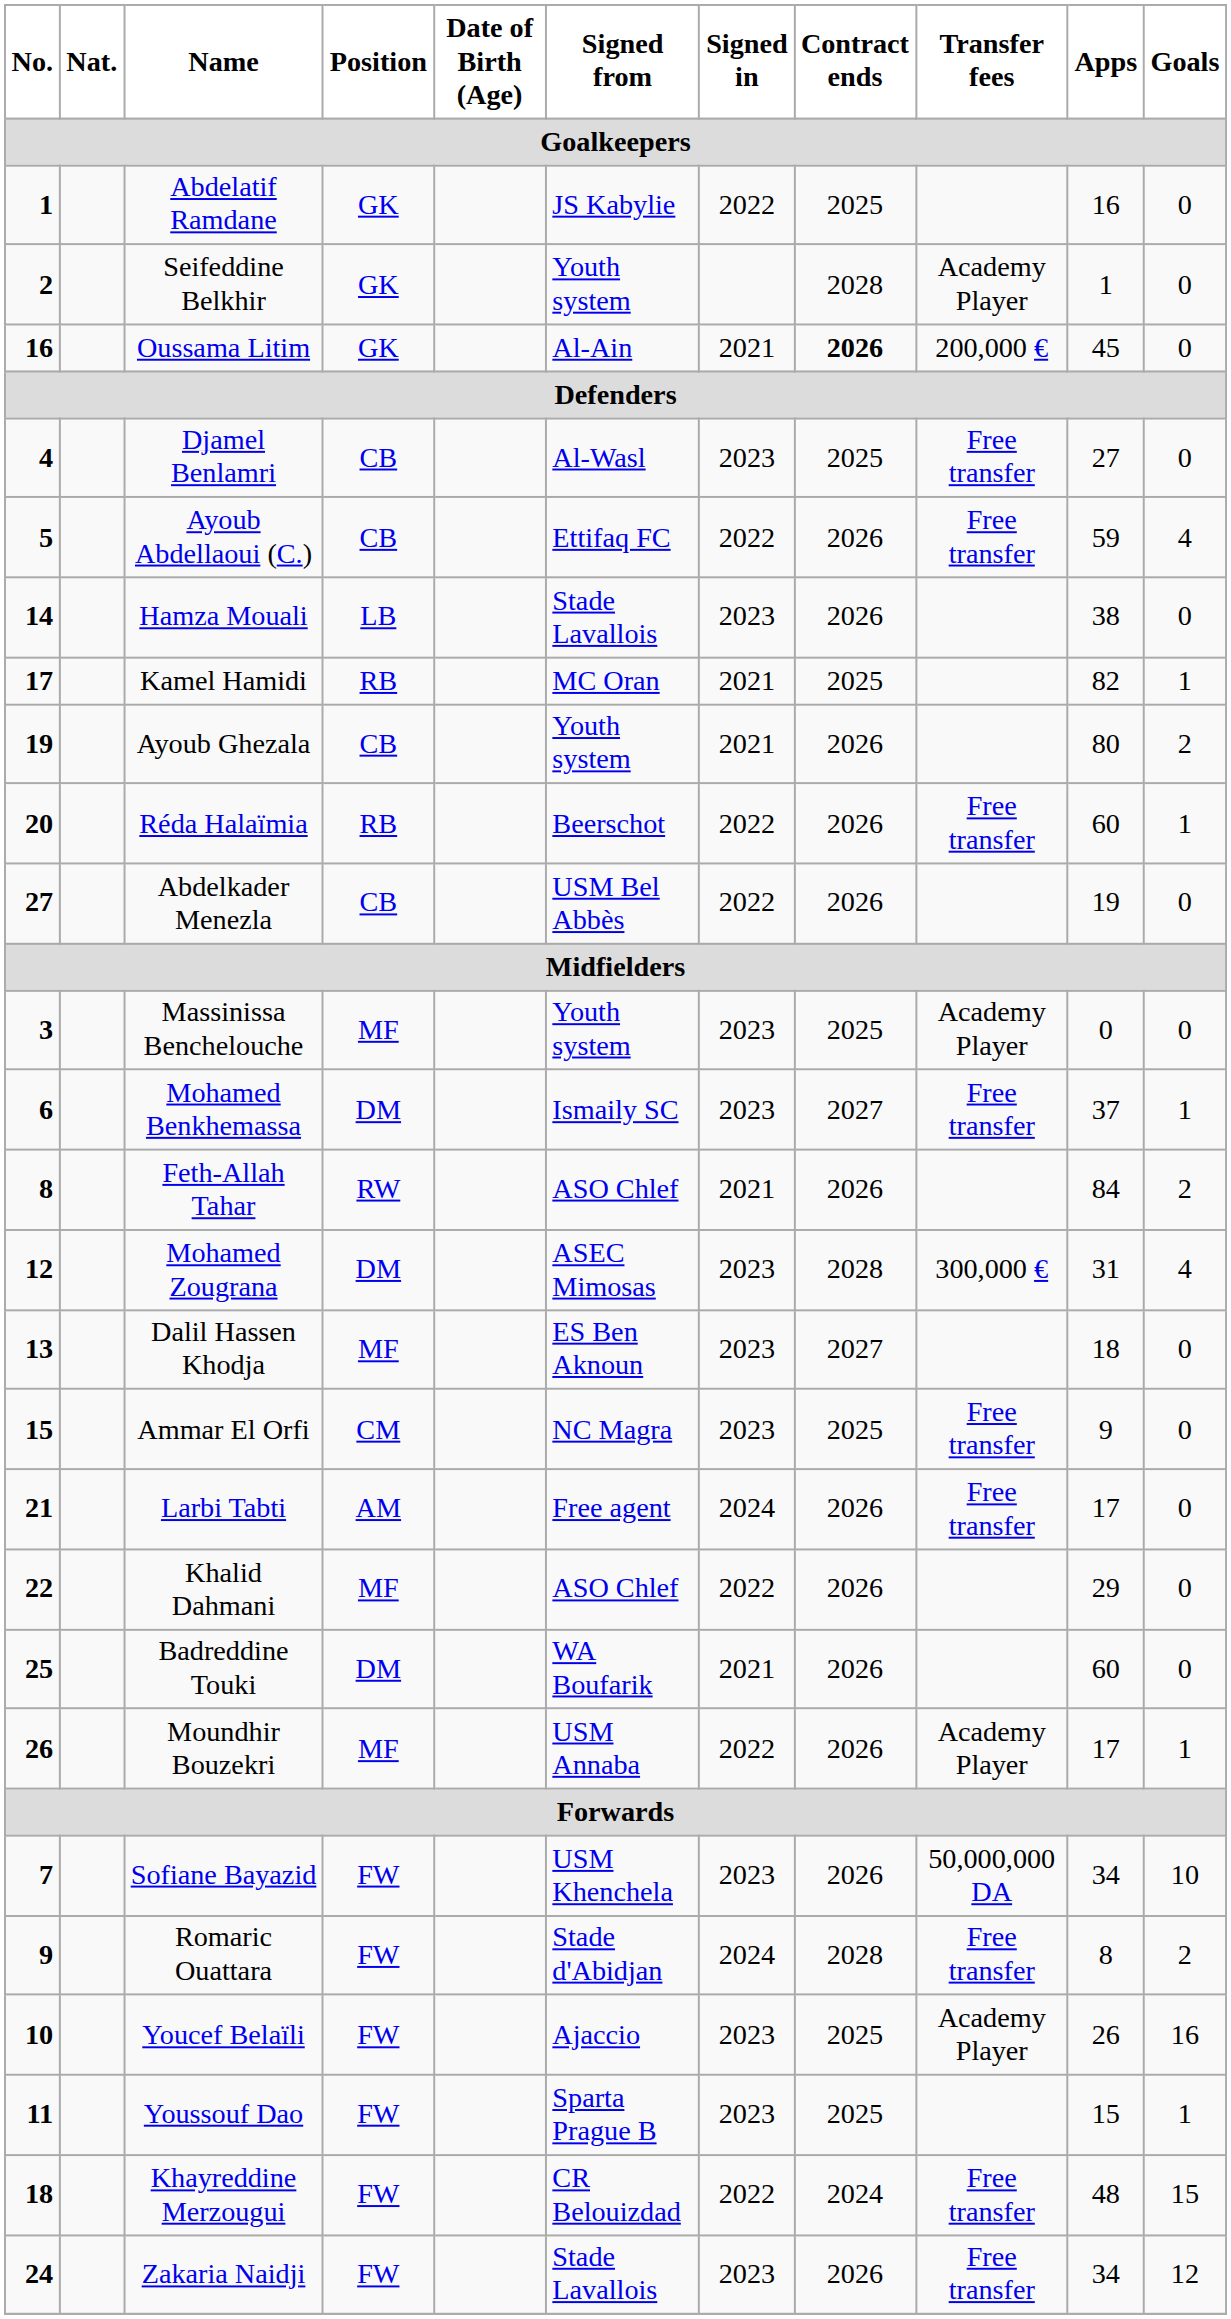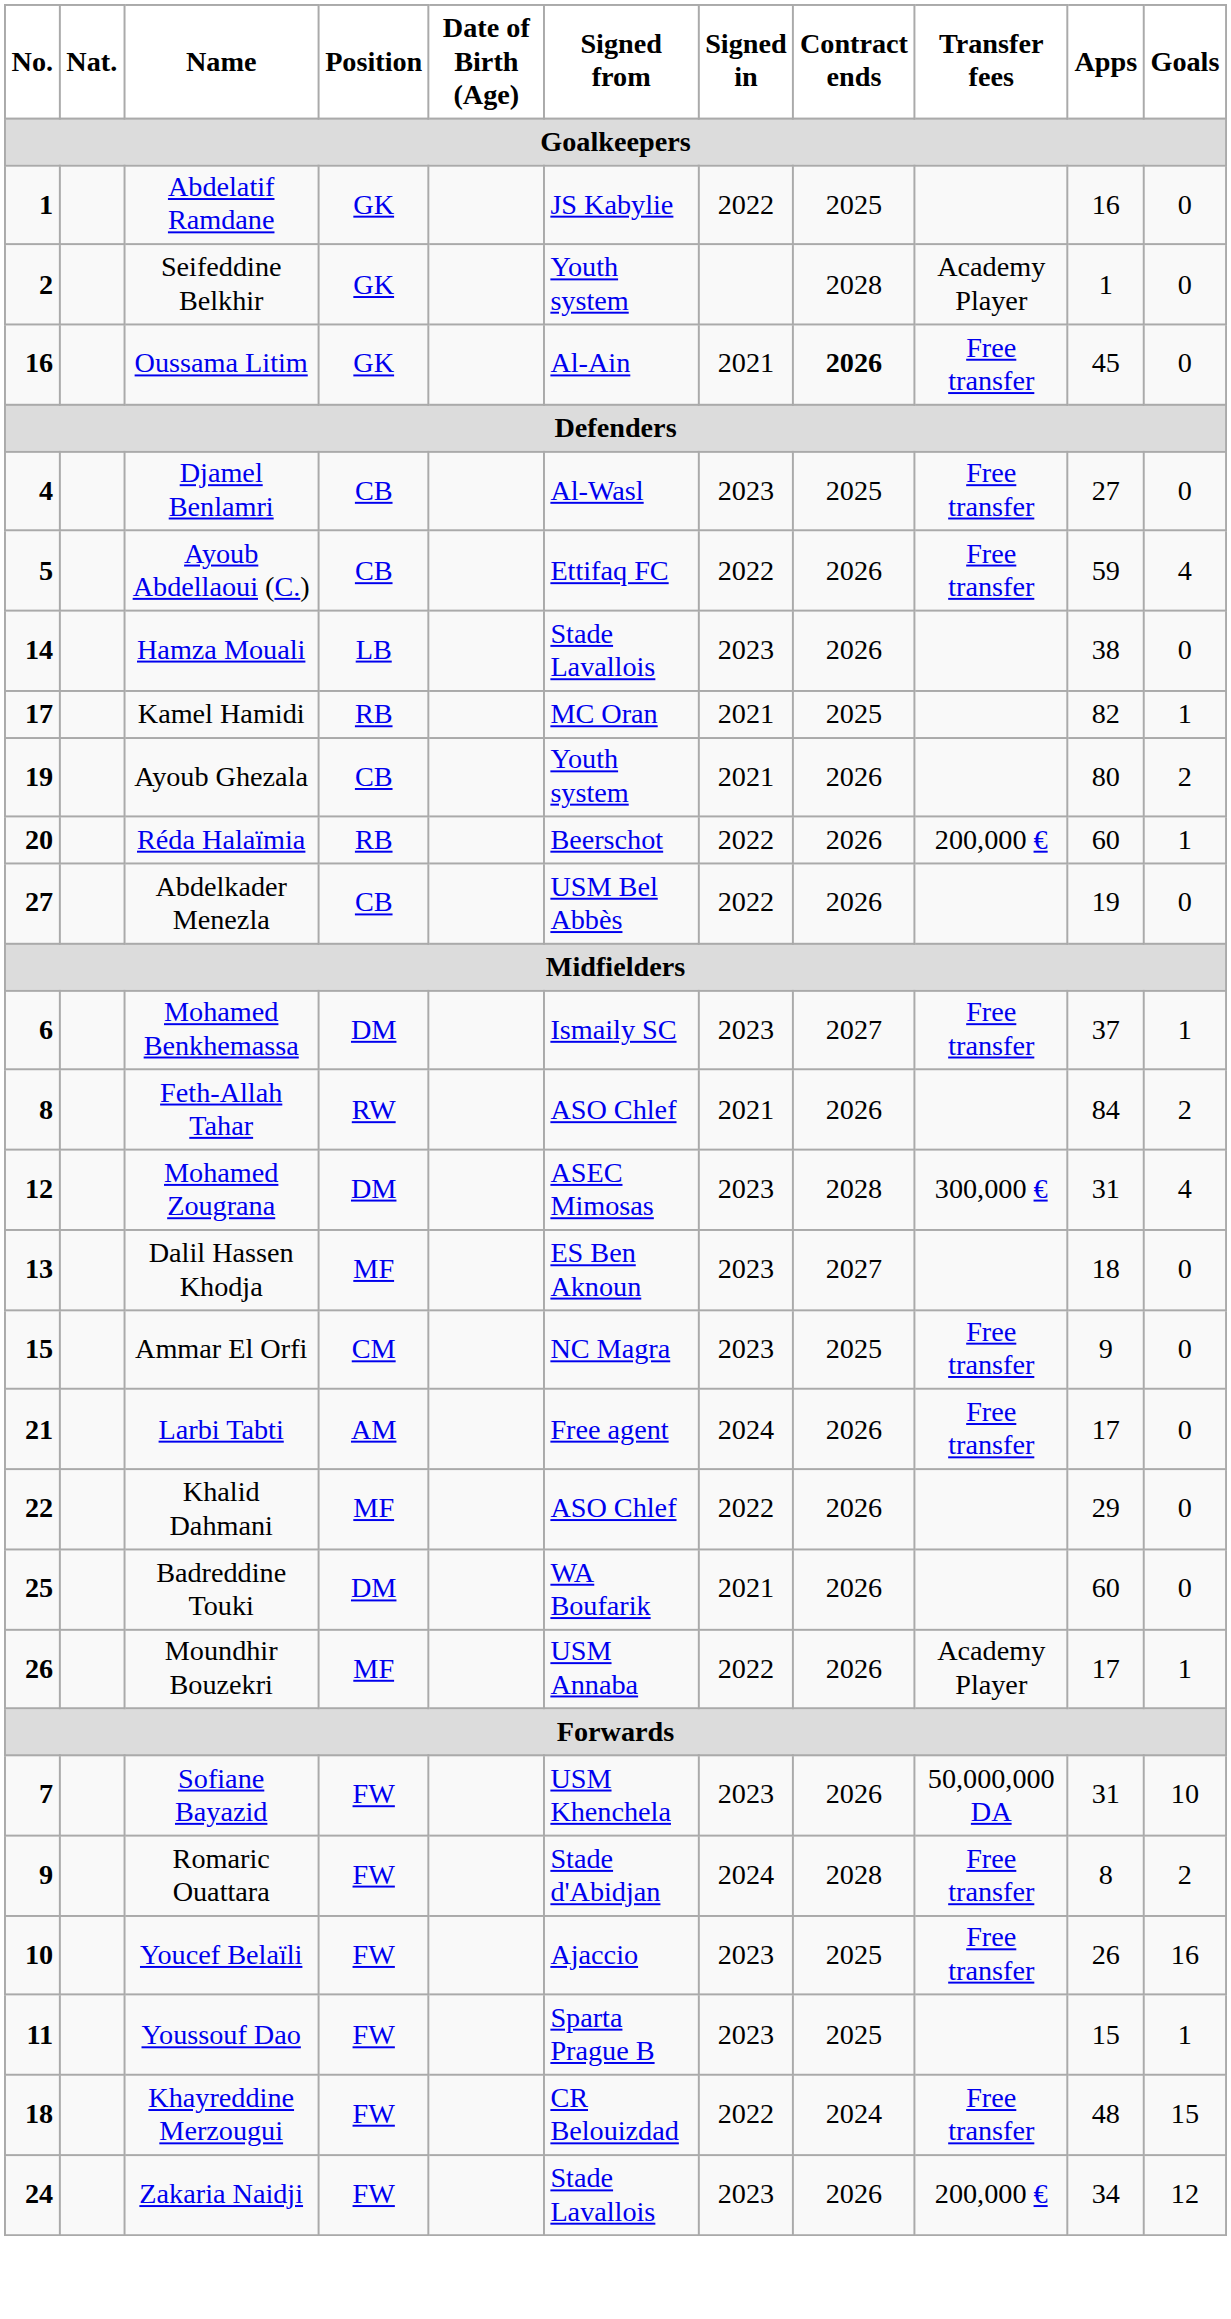(992, 347) 200,000 € -> (991, 364) Free transfer
(992, 823) Free transfer -> (991, 840) 200,000 €
- row: (224, 1029)
(1106, 1874) 34 -> (1106, 1795) 31
(992, 2034) Academy Player -> (991, 1954) Free transfer
(992, 2274) Free transfer -> (991, 2194) 200,000 €
